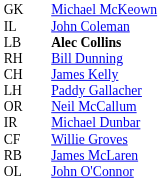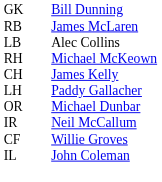(104, 10) Michael McKeown -> (87, 10) Bill Dunning
rows swapped: (13, 155) <-> (10, 26)
(86, 42) bold -> (86, 42) normal
(87, 58) Bill Dunning -> (104, 58) Michael McKeown
(94, 106) Neil McCallum -> (96, 106) Michael Dunbar
(96, 123) Michael Dunbar -> (94, 123) Neil McCallum
- row: (13, 171)
